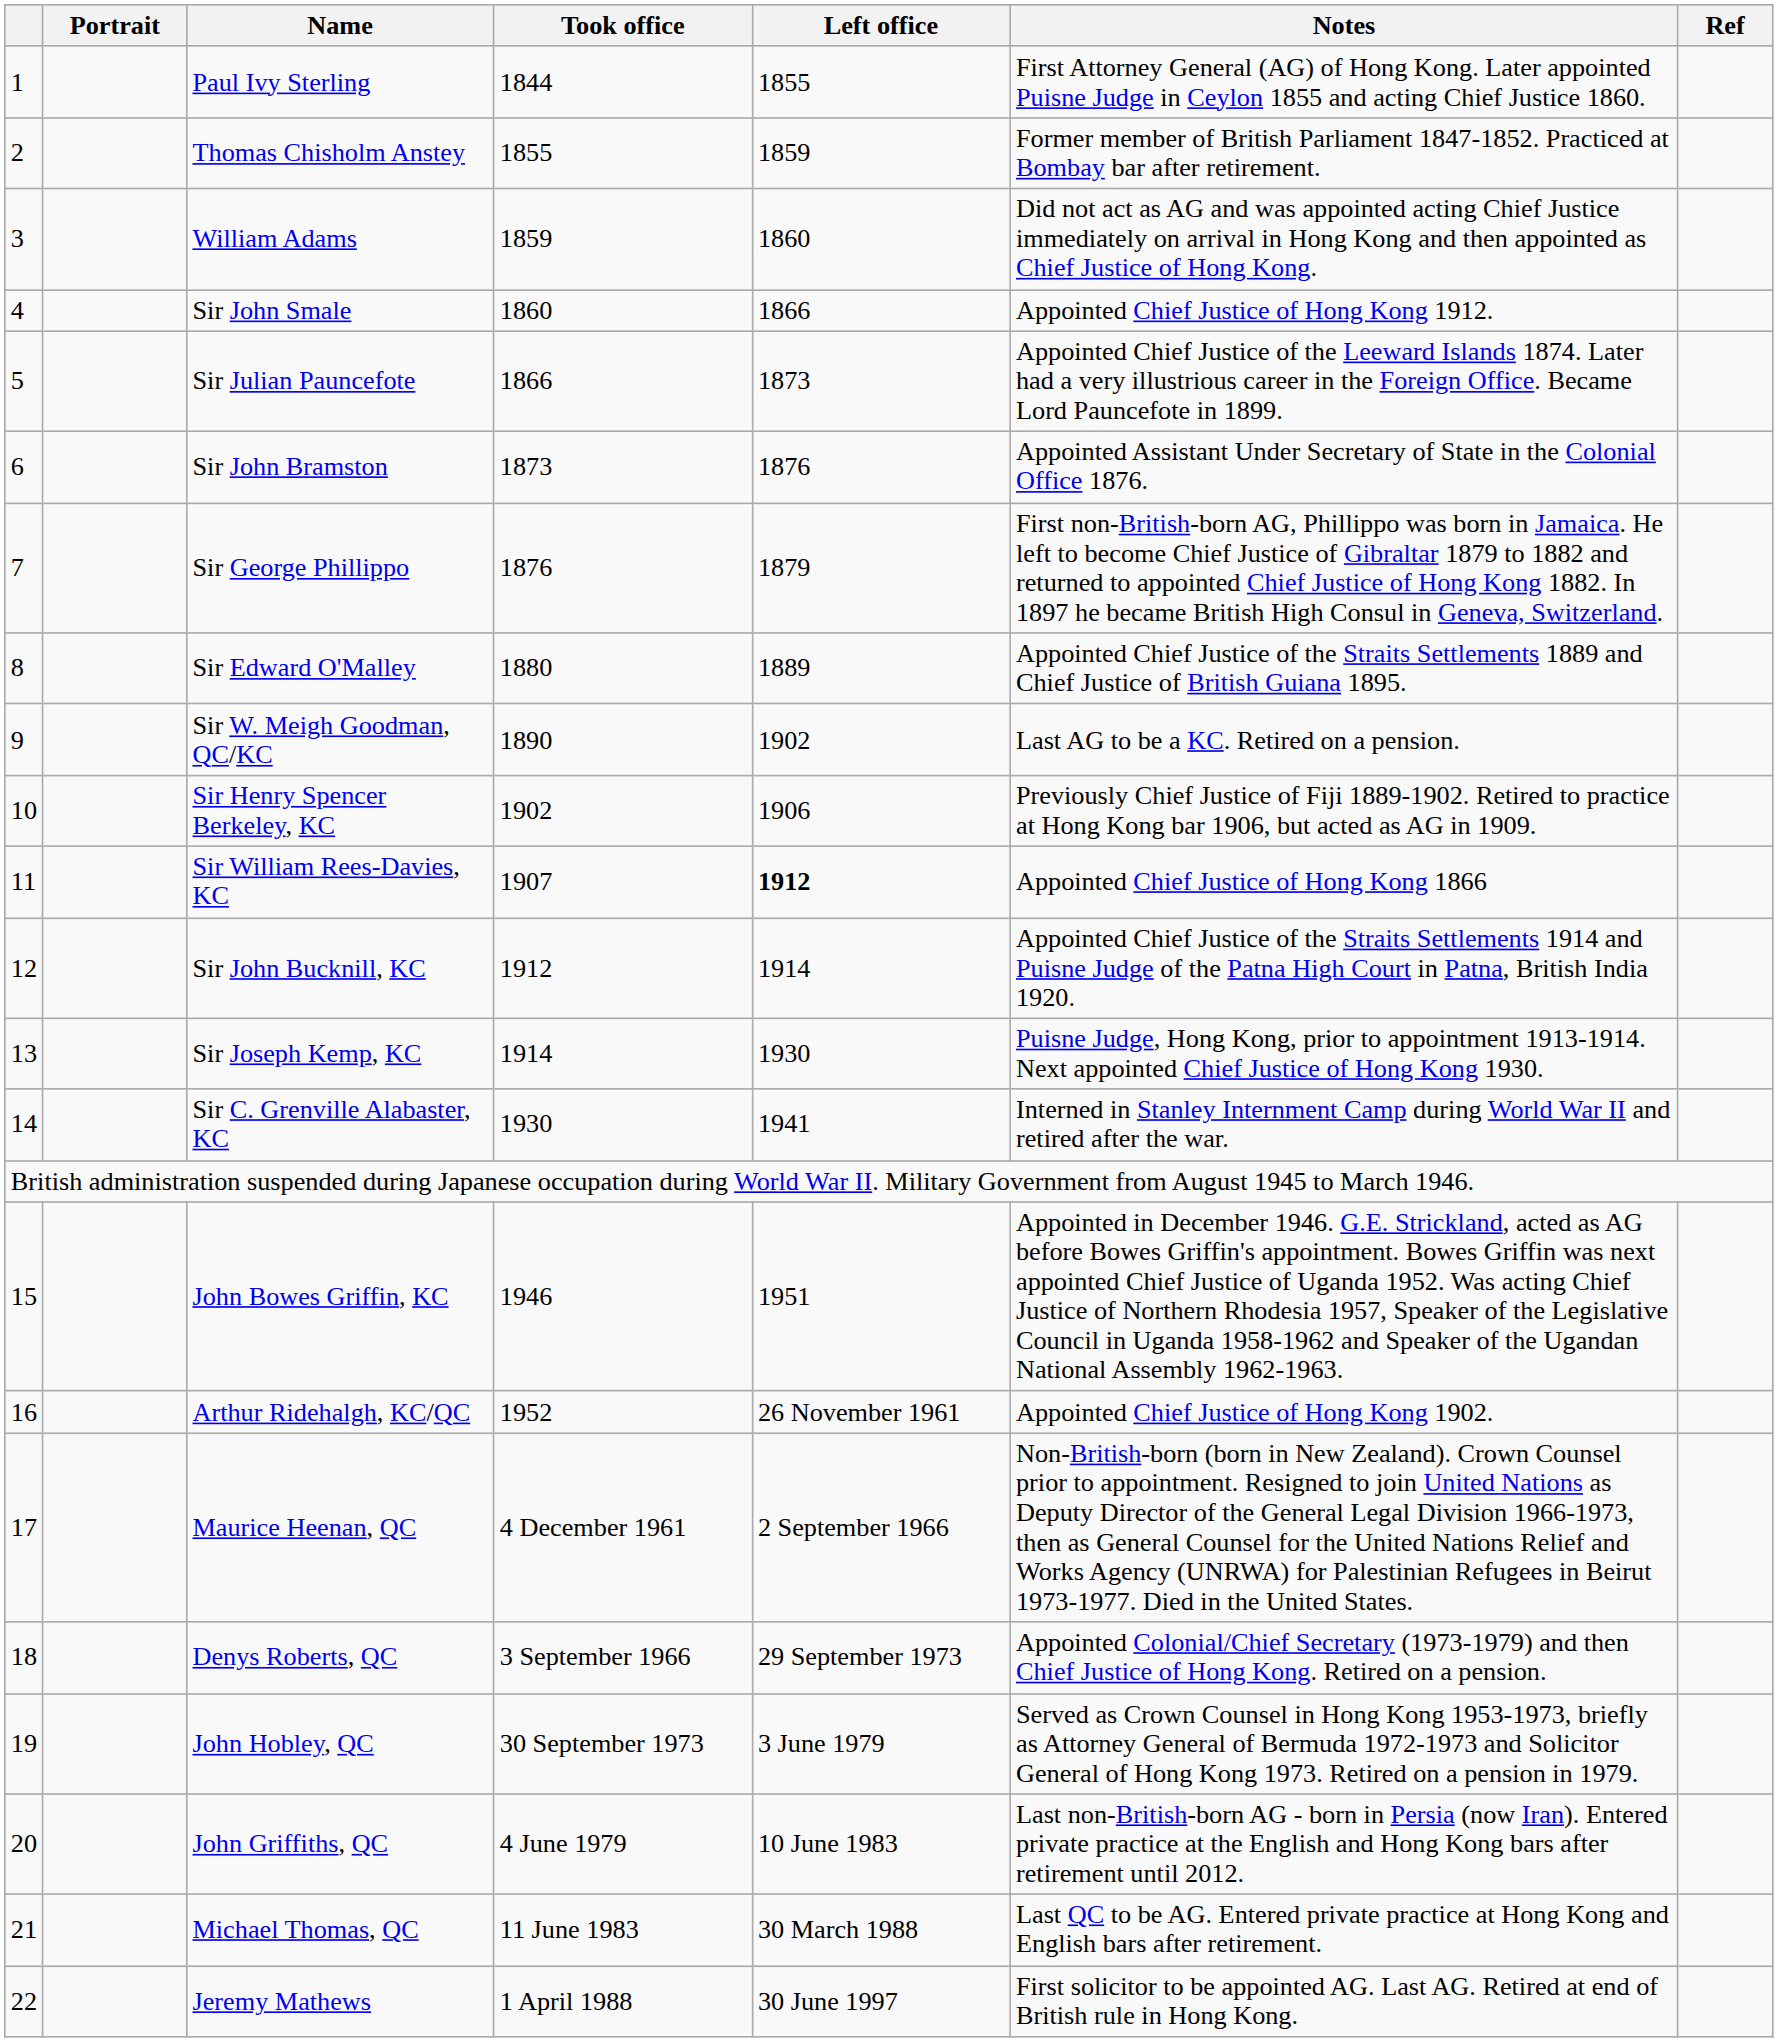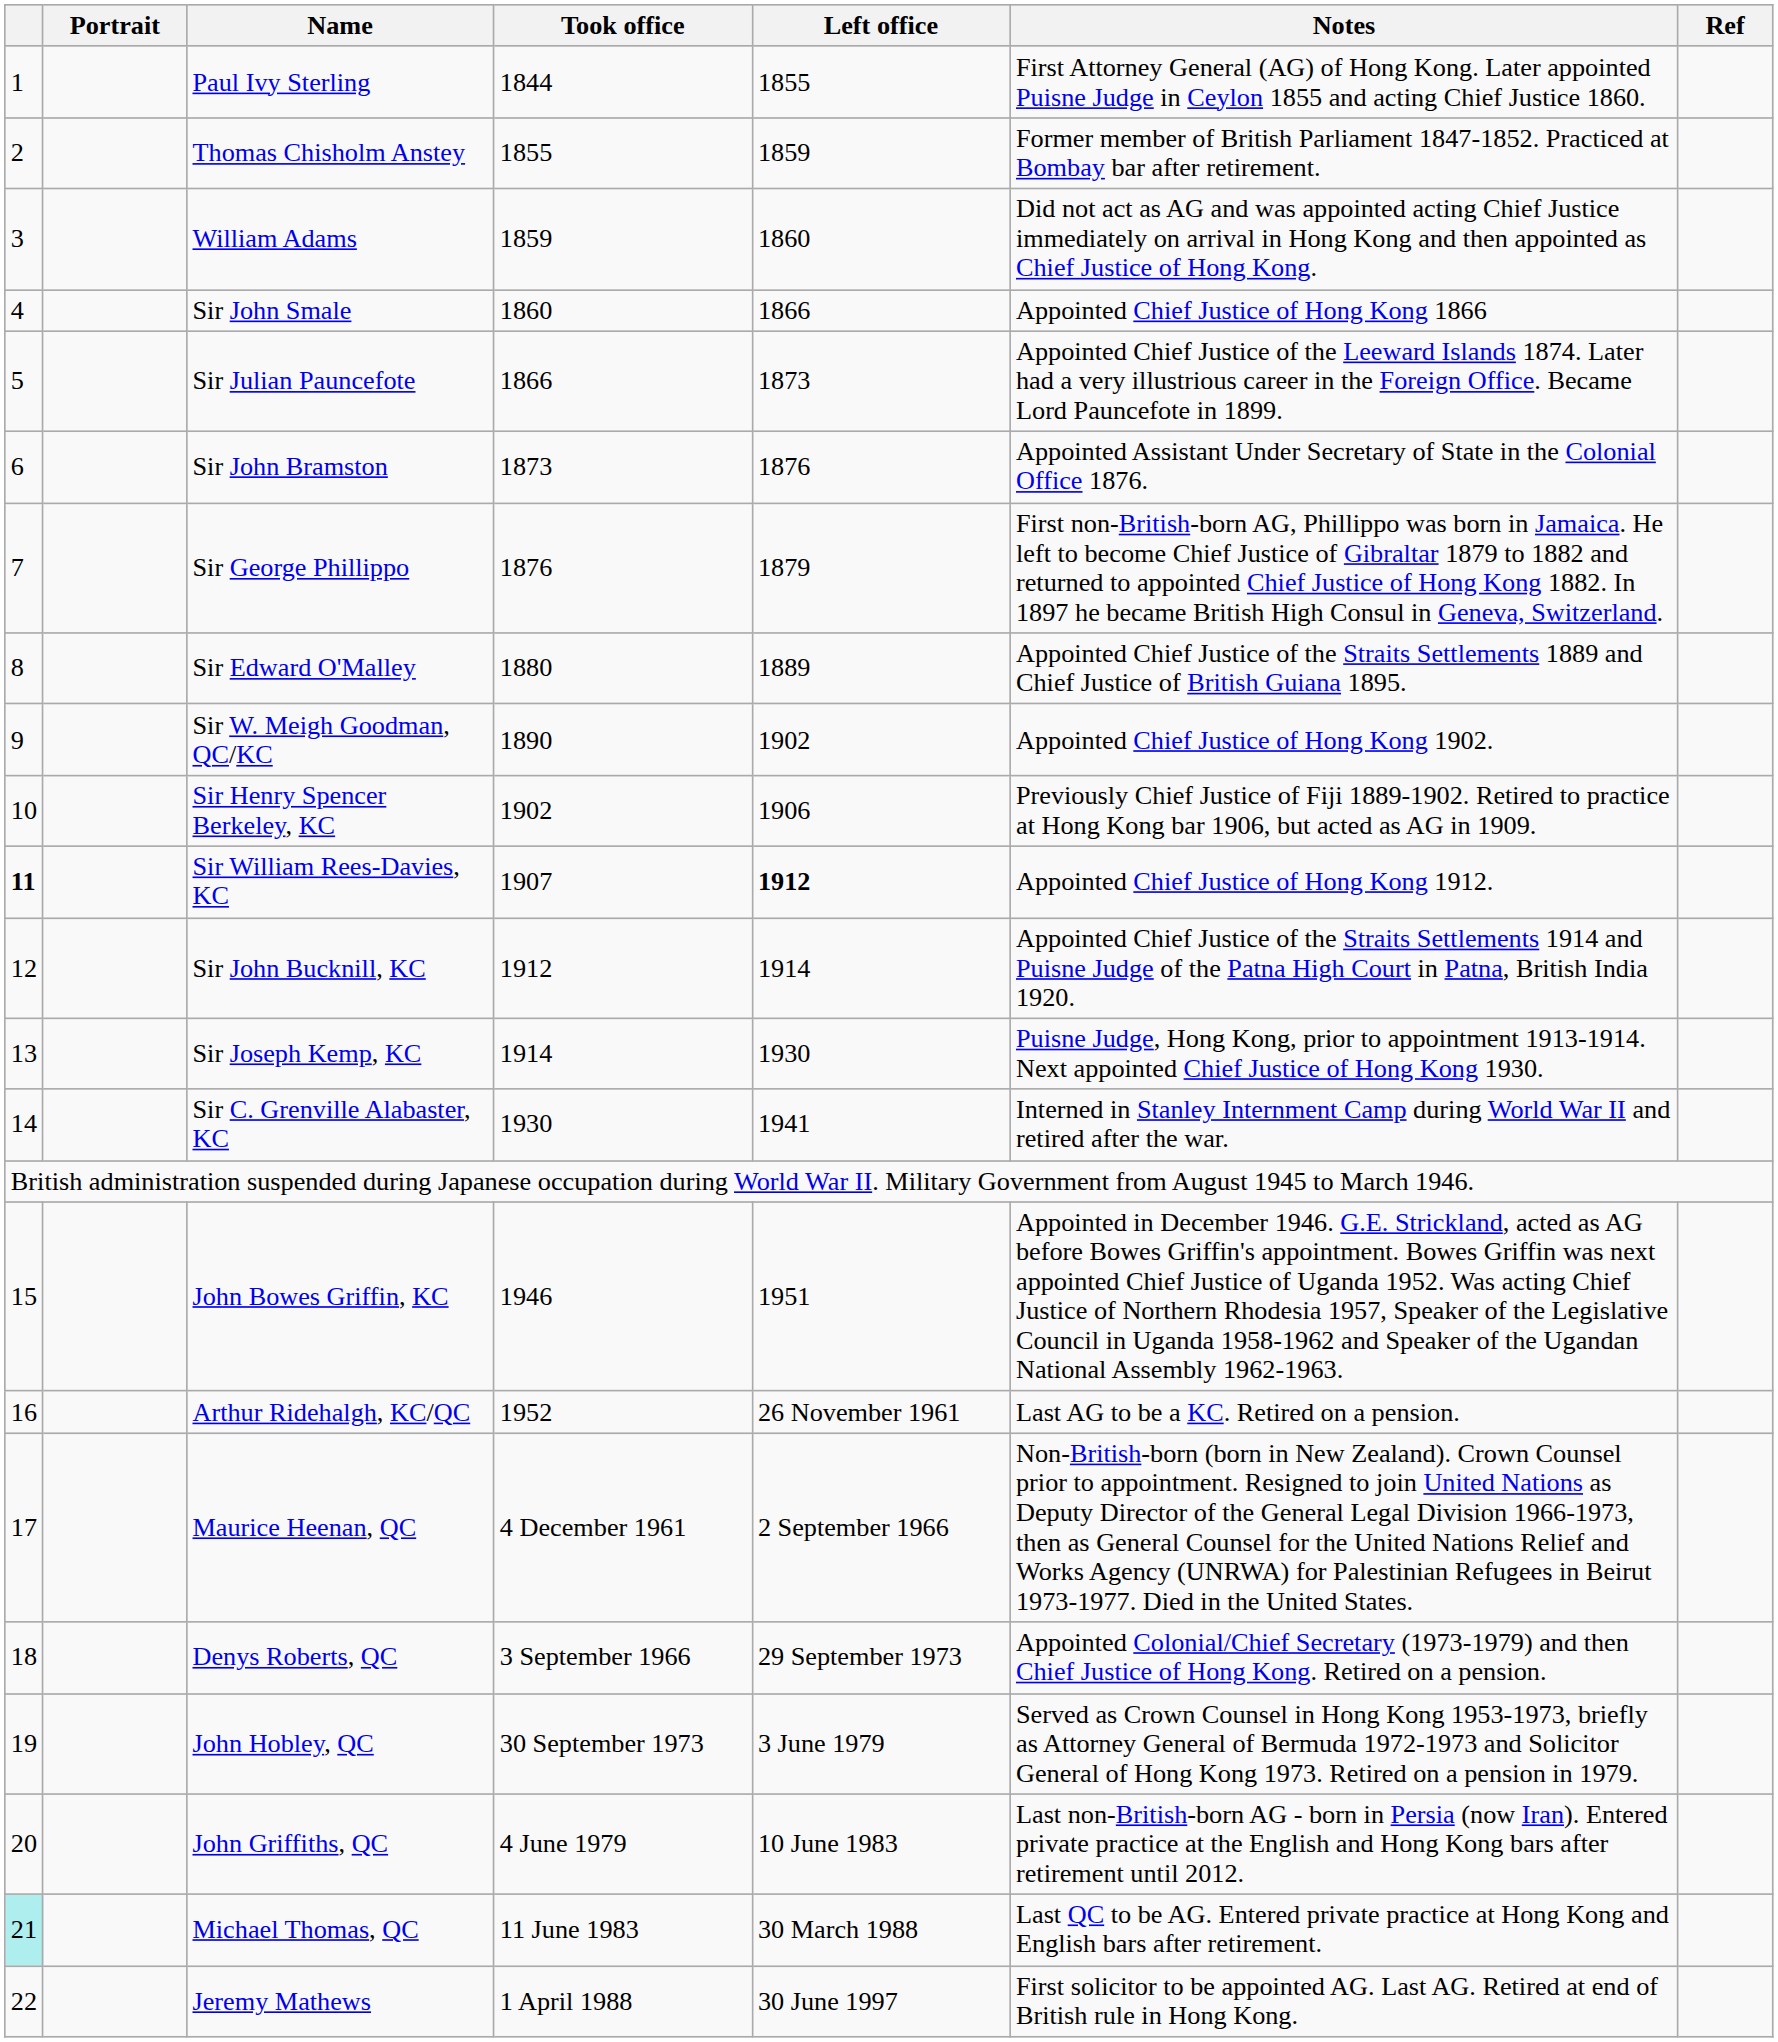(1255, 309) Appointed Chief Justice of Hong Kong 1912. -> (1251, 309) Appointed Chief Justice of Hong Kong 1866
(1238, 739) Last AG to be a KC. Retired on a pension. -> (1255, 739) Appointed Chief Justice of Hong Kong 1902.
(24, 881) normal -> (23, 881) bold
(1251, 881) Appointed Chief Justice of Hong Kong 1866 -> (1255, 881) Appointed Chief Justice of Hong Kong 1912.
(1255, 1411) Appointed Chief Justice of Hong Kong 1902. -> (1238, 1411) Last AG to be a KC. Retired on a pension.
(24, 1929) no background -> (24, 1929) paleturquoise background
